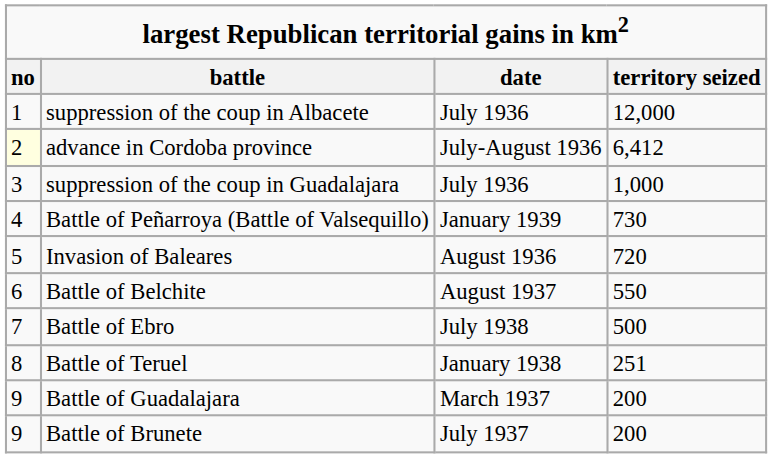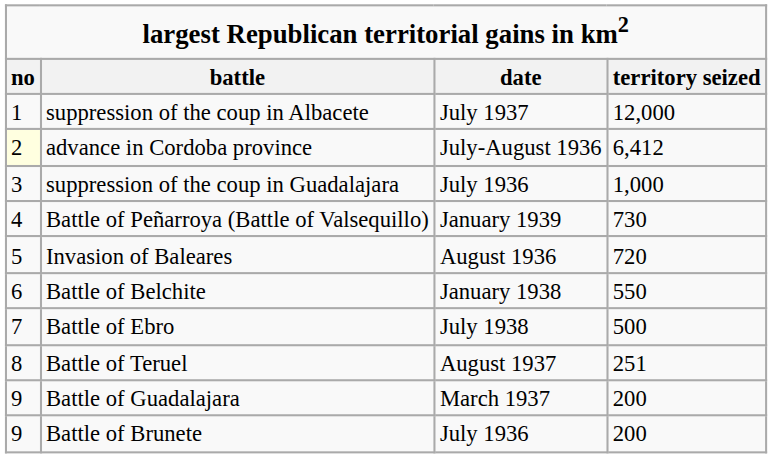(484, 112) July 1936 -> (484, 112) July 1937
(498, 291) August 1937 -> (501, 291) January 1938
(501, 362) January 1938 -> (498, 362) August 1937
(484, 434) July 1937 -> (484, 434) July 1936
